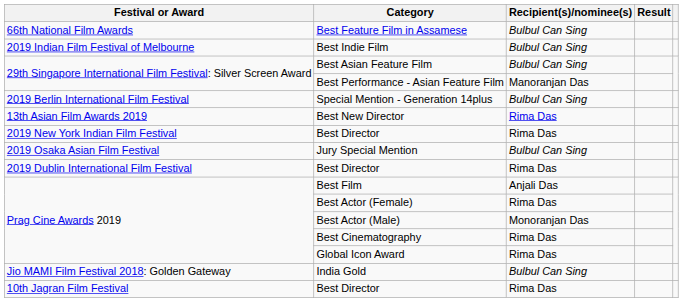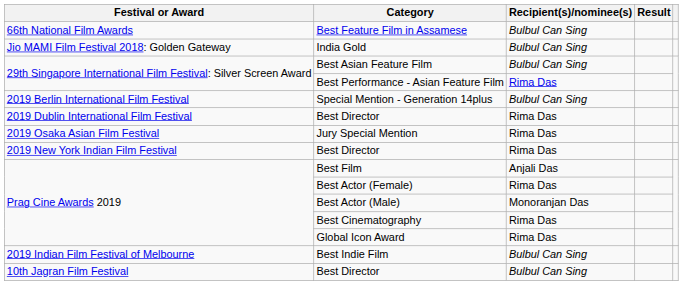rows swapped: (119, 271) <-> (101, 47)
(549, 82) Manoranjan Das -> (533, 82) Rima Das
- row: (77, 116)
rows swapped: (99, 168) <-> (92, 133)
(548, 151) Bulbul Can Sing -> (533, 133) Rima Das
(533, 289) Rima Das -> (548, 271) Bulbul Can Sing
